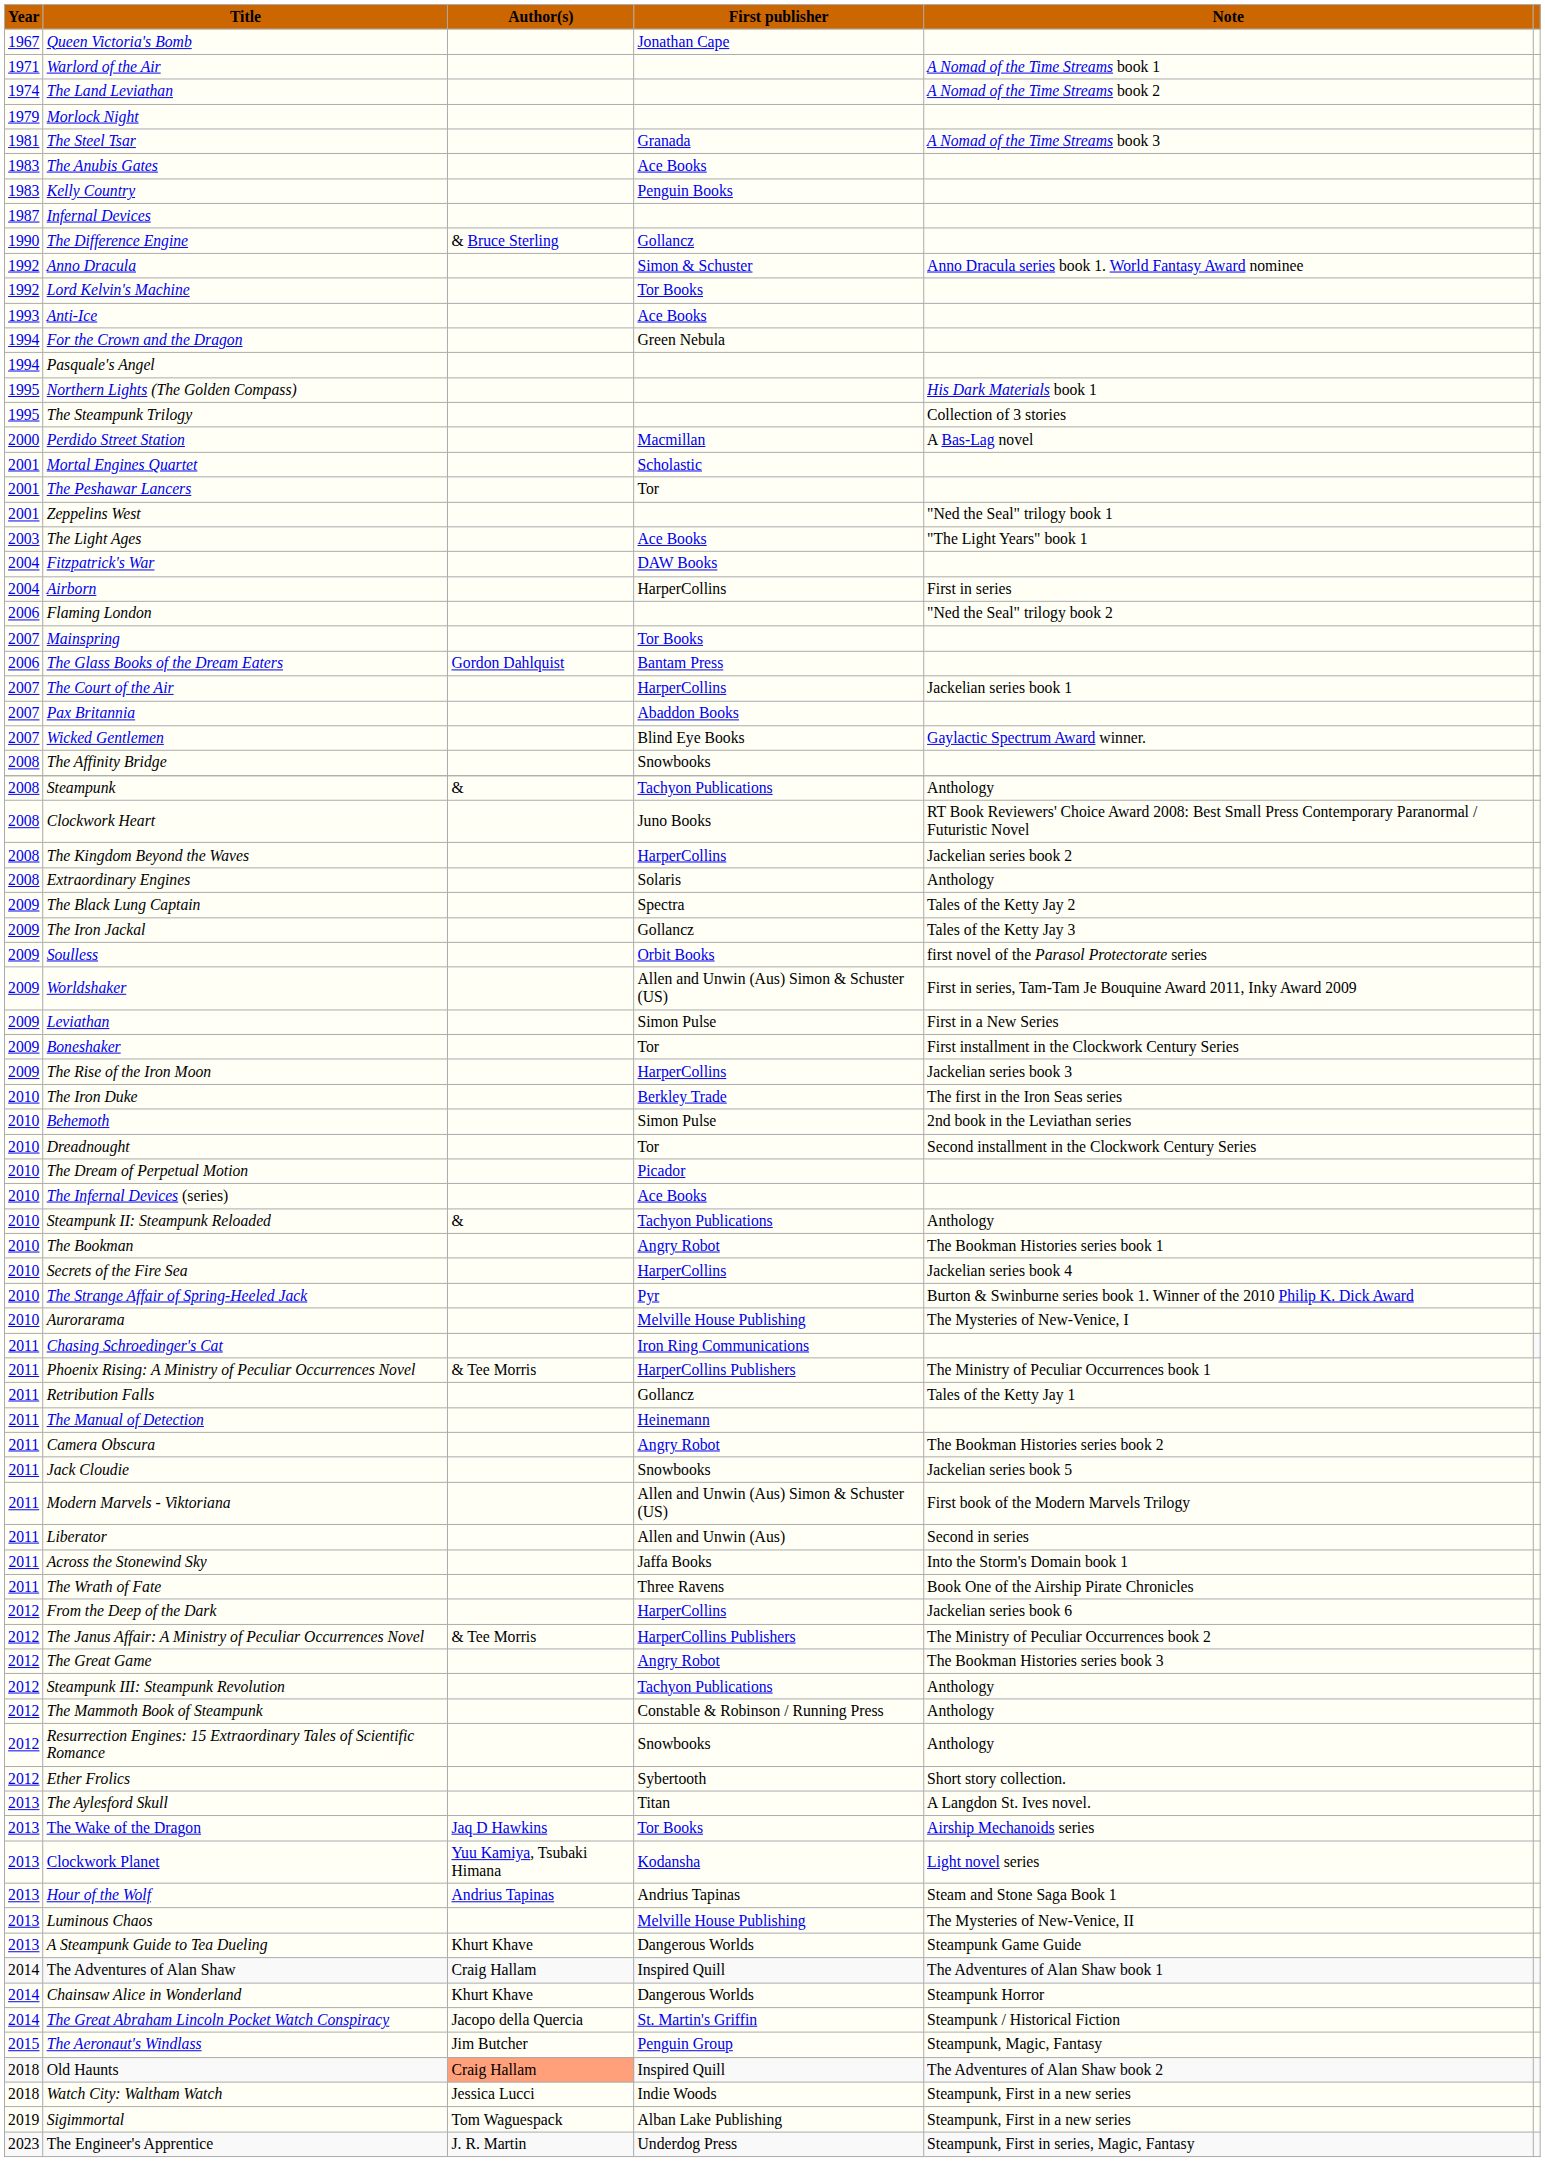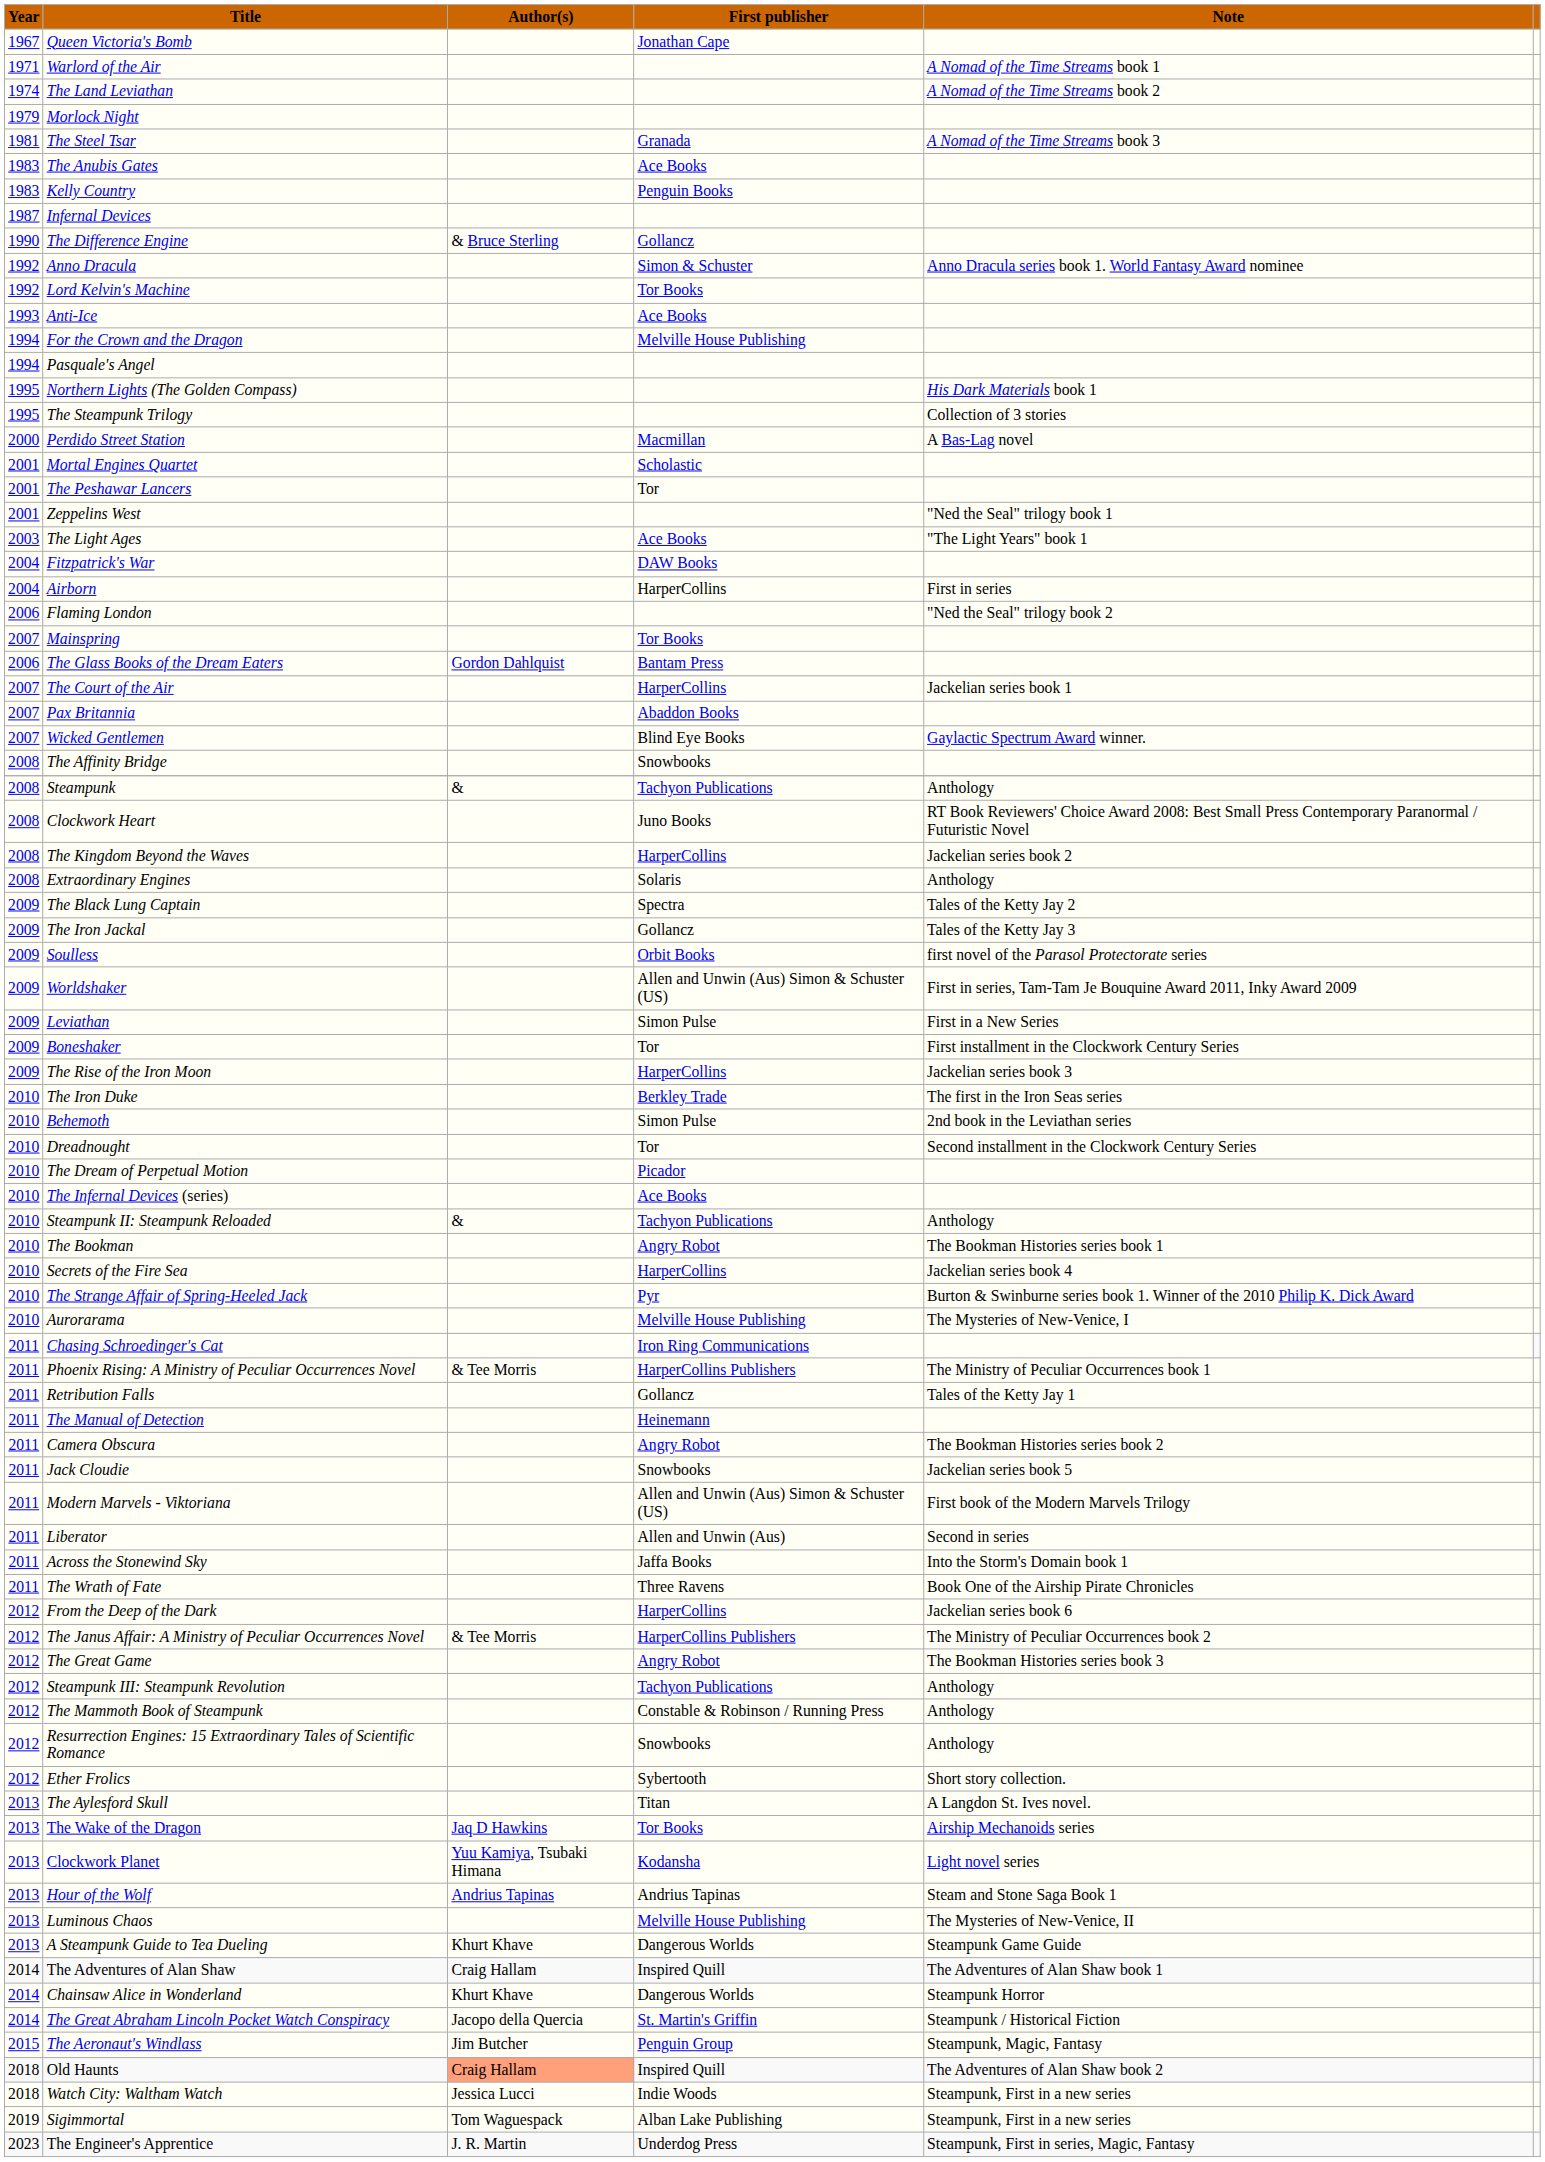(681, 340) Green Nebula -> (722, 340) Melville House Publishing
